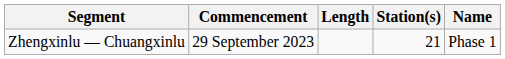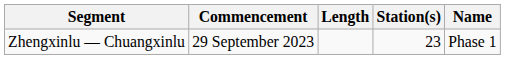(433, 41) 21 -> (433, 41) 23
